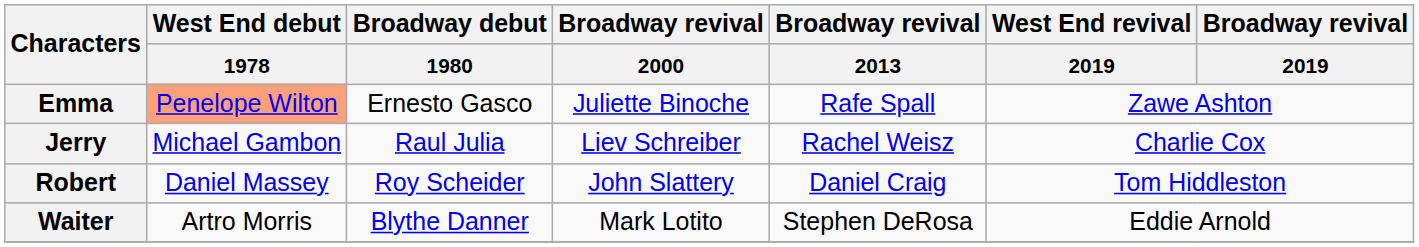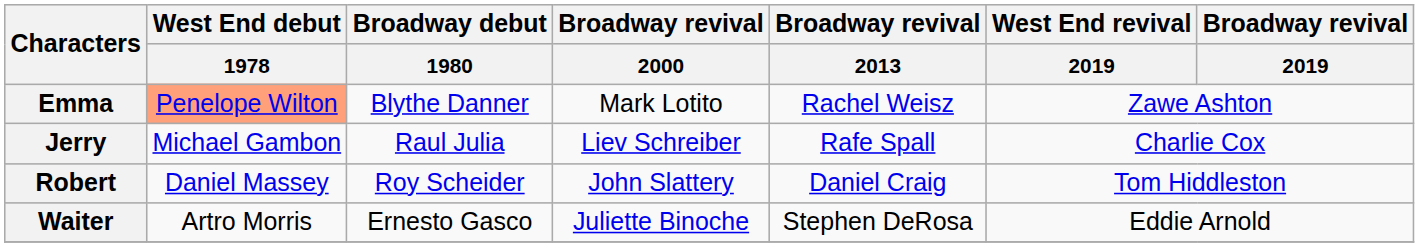(450, 103) Ernesto Gasco -> (450, 103) Blythe Danner
(661, 103) Juliette Binoche -> (661, 103) Mark Lotito
(878, 103) Rafe Spall -> (878, 103) Rachel Weisz
(878, 143) Rachel Weisz -> (878, 143) Rafe Spall
(450, 222) Blythe Danner -> (450, 222) Ernesto Gasco
(661, 222) Mark Lotito -> (661, 222) Juliette Binoche
